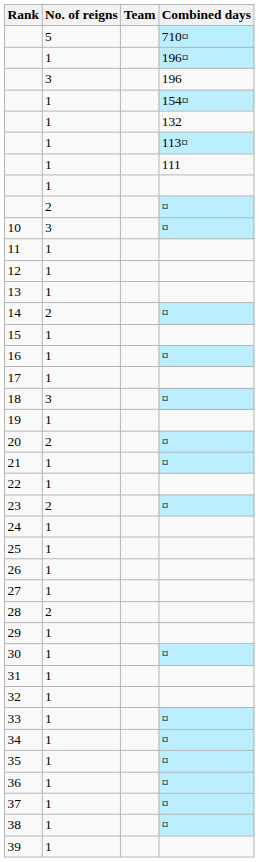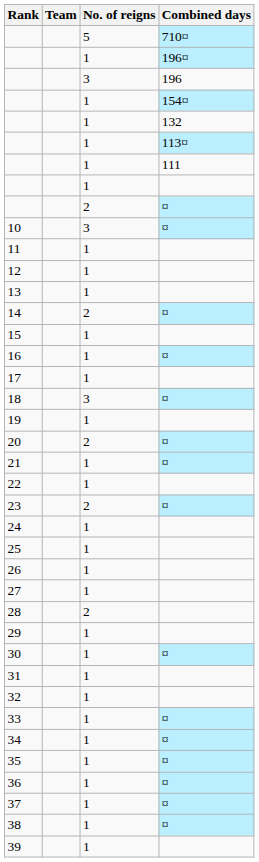columns swapped: (140, 15) <-> (81, 15)
